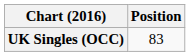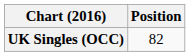(156, 39) 83 -> (156, 39) 82
